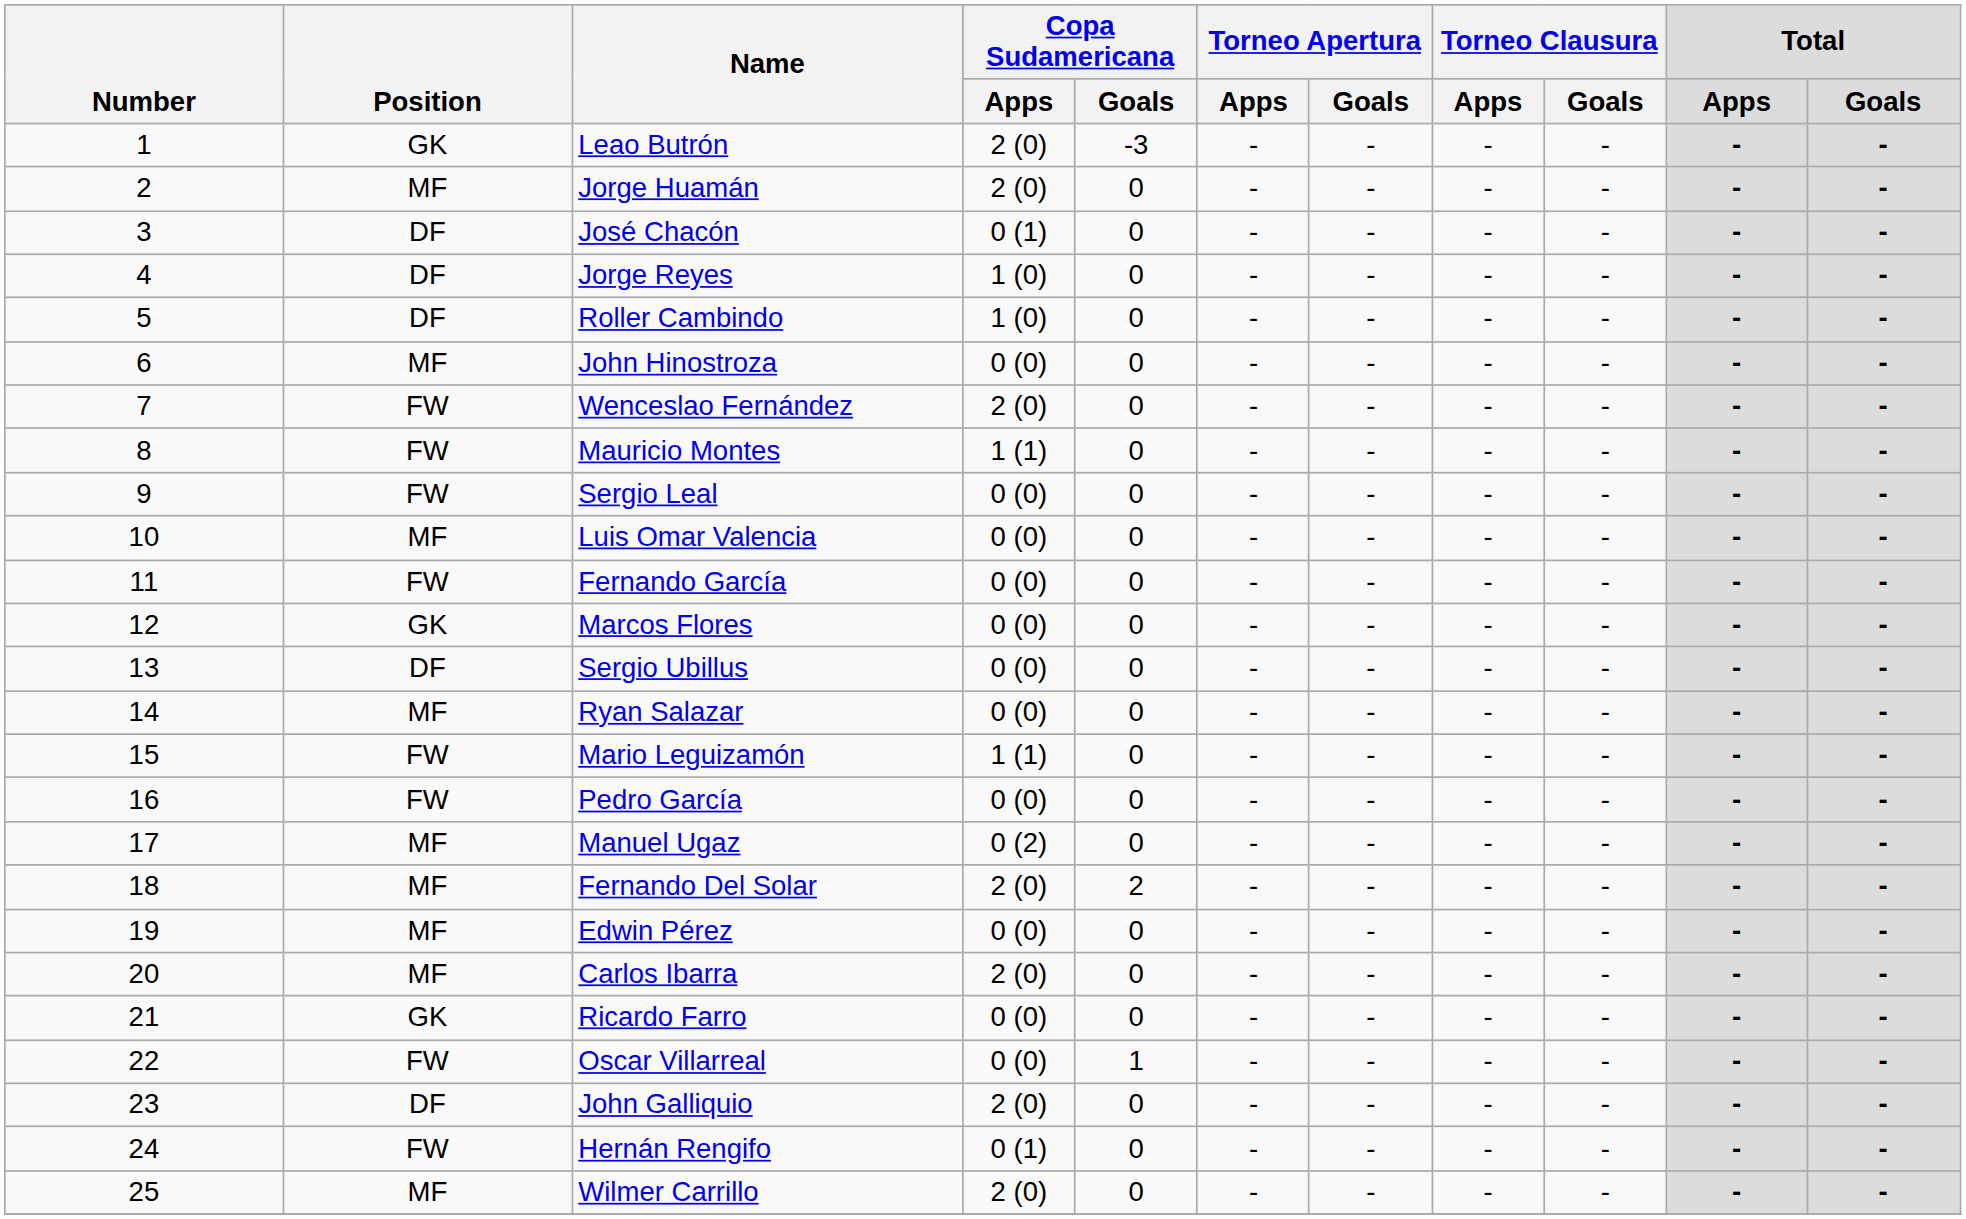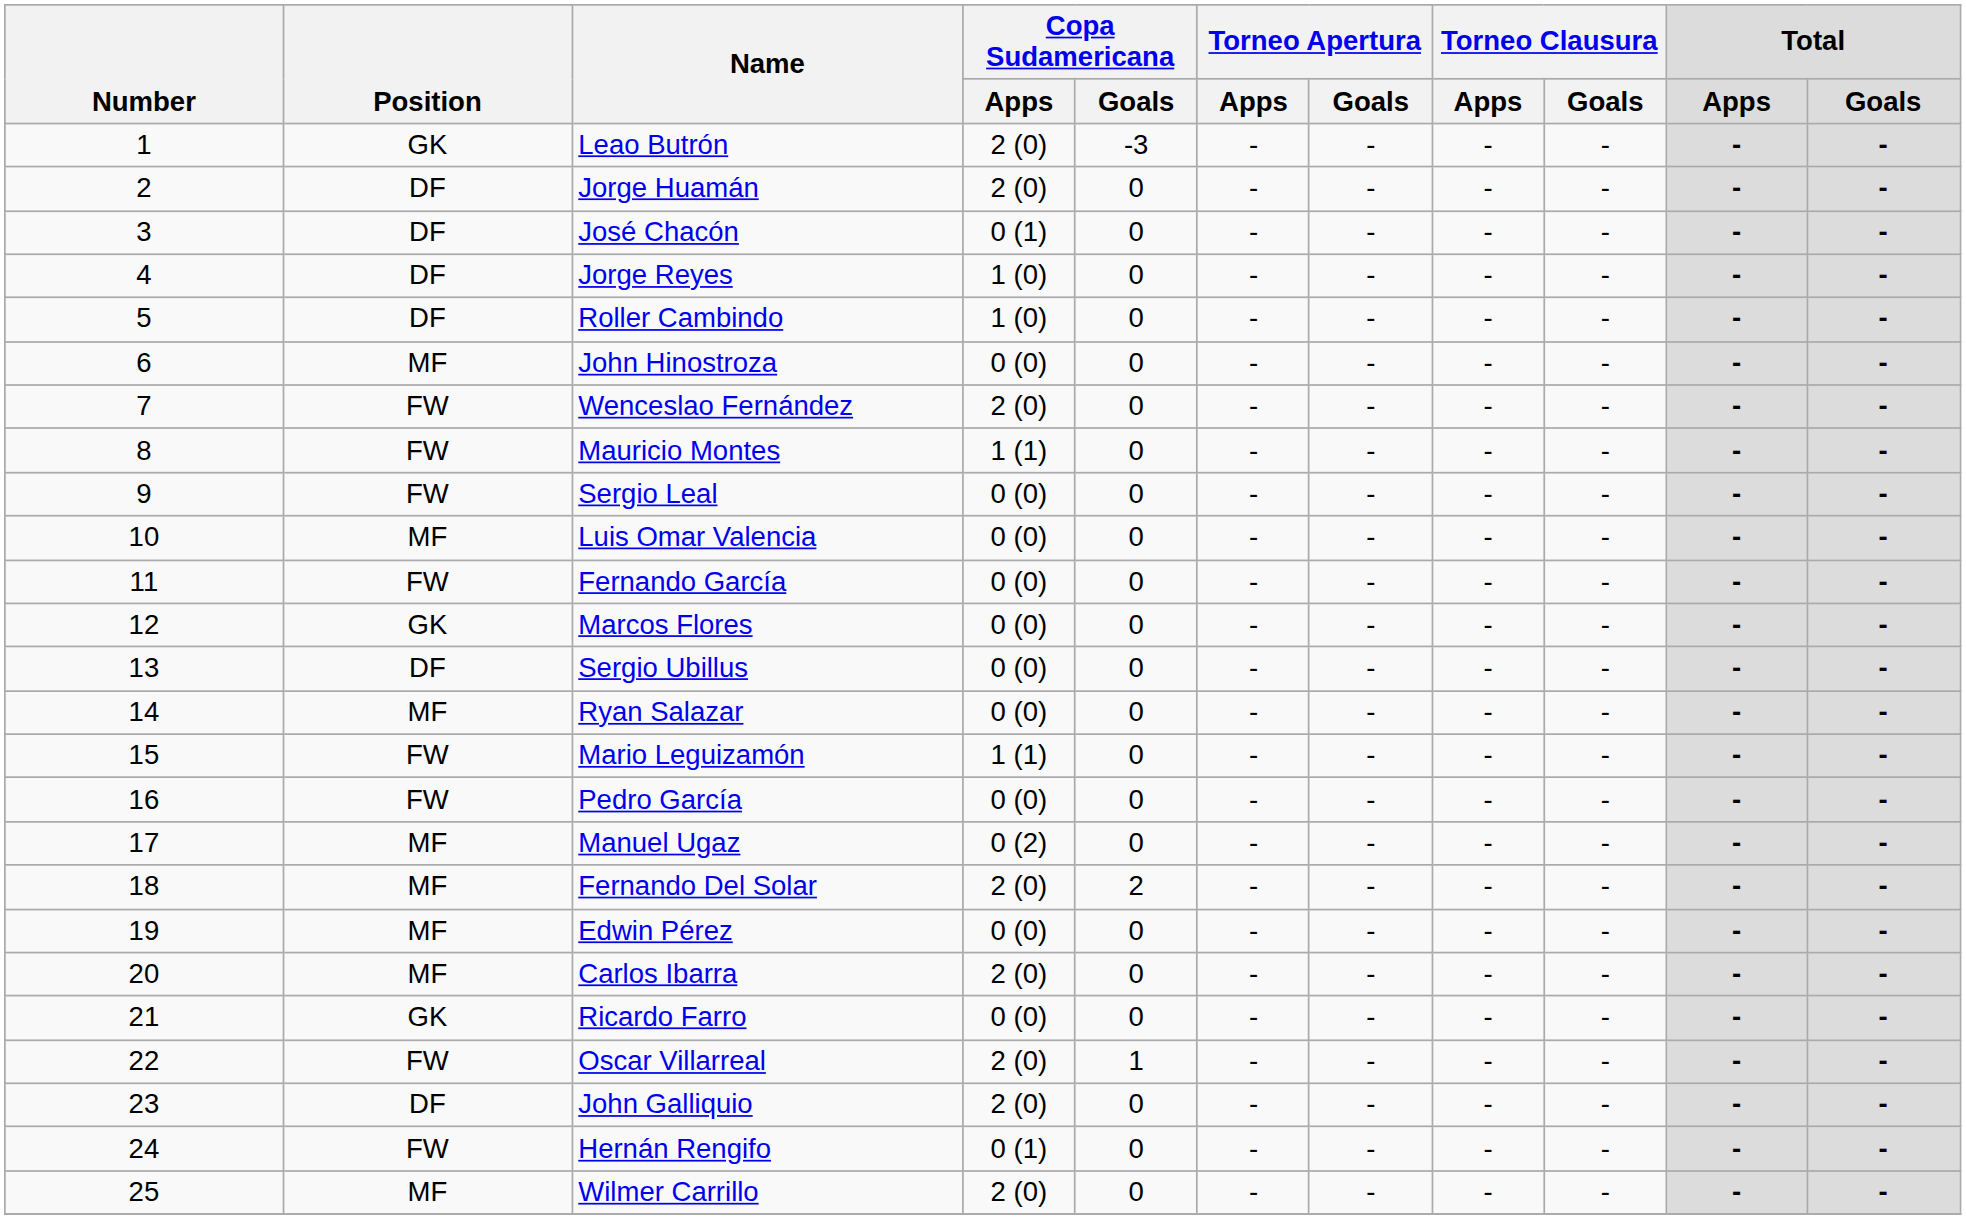(427, 188) MF -> (427, 188) DF
(1019, 1061) 0 (0) -> (1019, 1061) 2 (0)
